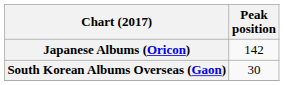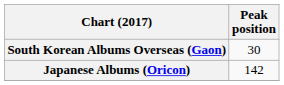rows swapped: (117, 49) <-> (117, 70)
